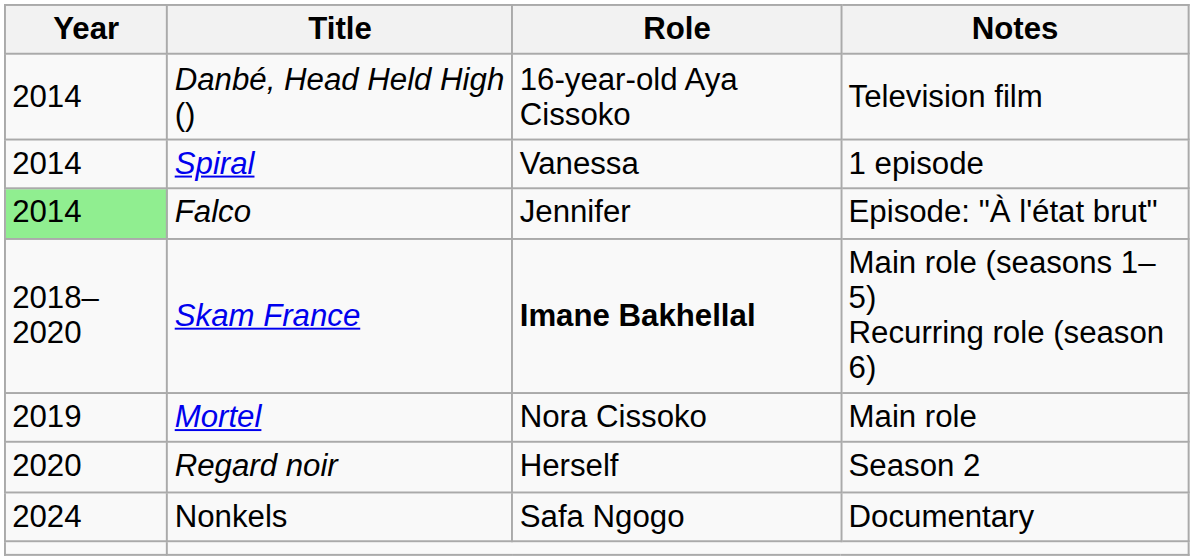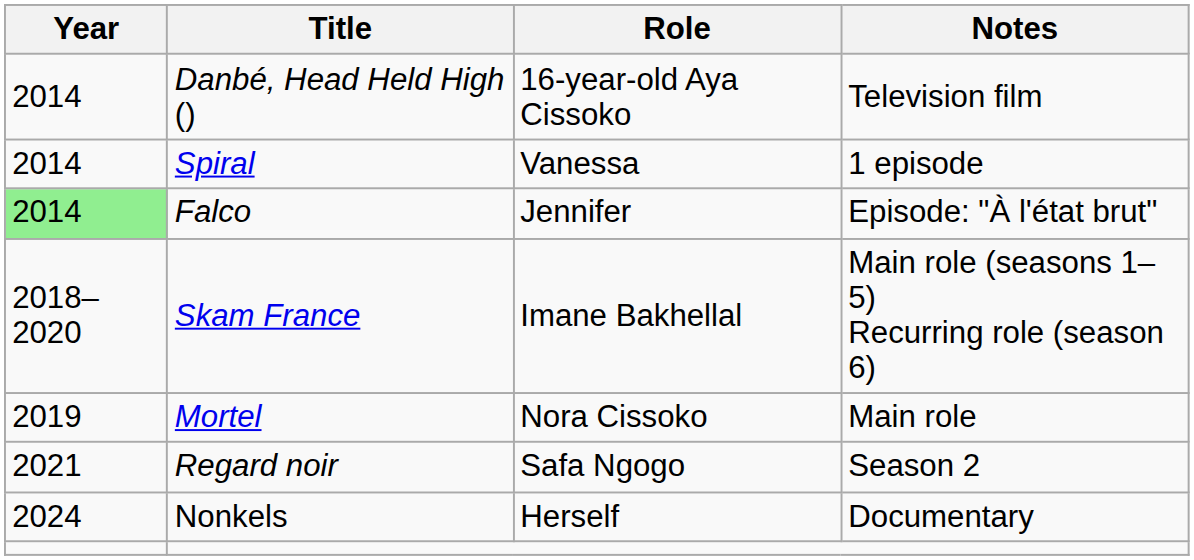(638, 314) bold -> (631, 314) normal
(47, 466) 2020 -> (47, 466) 2021
(569, 466) Herself -> (603, 466) Safa Ngogo
(602, 516) Safa Ngogo -> (570, 516) Herself
